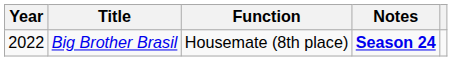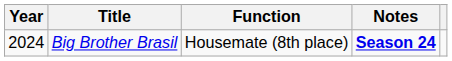(26, 42) 2022 -> (26, 42) 2024
